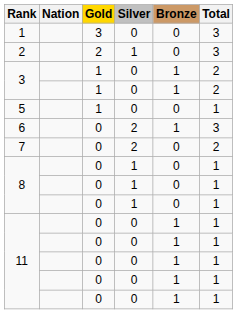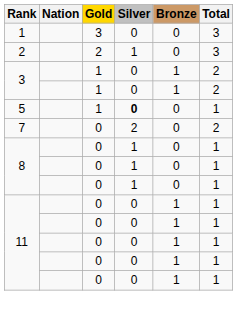(134, 109) normal -> (134, 109) bold
- row: (22, 128)
